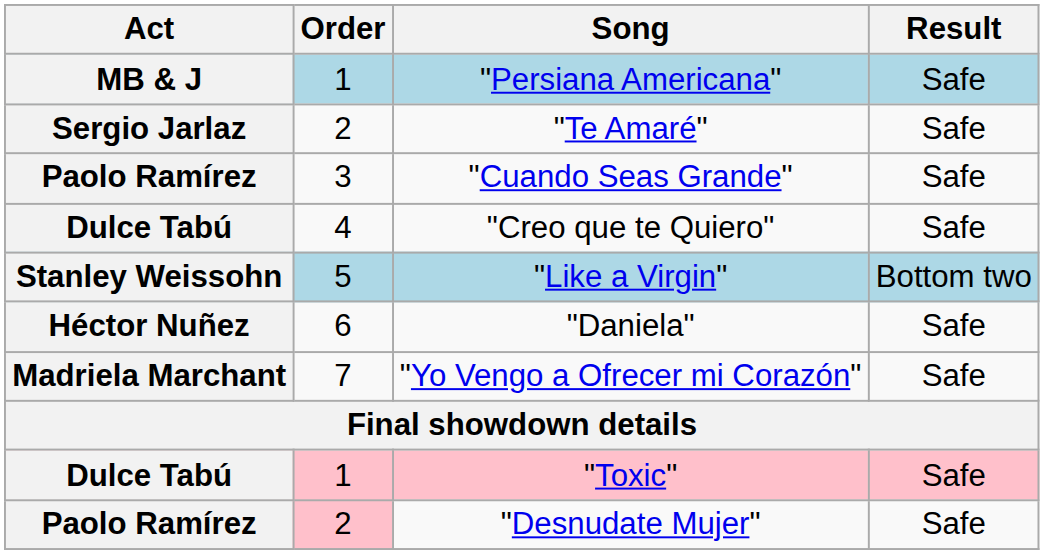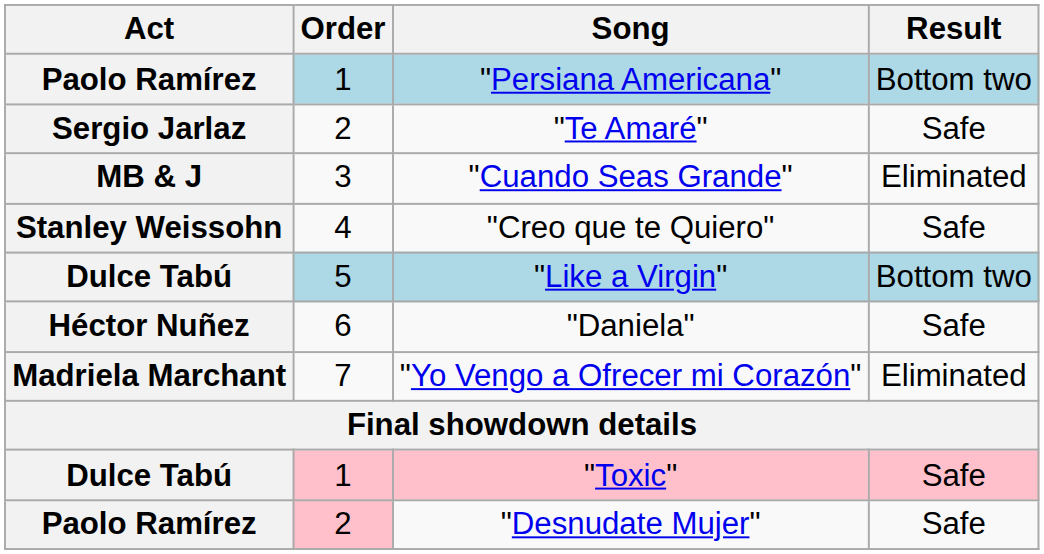(149, 78) MB & J -> (149, 78) Paolo Ramírez
(954, 78) Safe -> (954, 78) Bottom two
(149, 177) Paolo Ramírez -> (149, 177) MB & J
(954, 177) Safe -> (954, 177) Eliminated
(149, 227) Dulce Tabú -> (149, 227) Stanley Weissohn
(149, 276) Stanley Weissohn -> (149, 276) Dulce Tabú
(954, 375) Safe -> (954, 375) Eliminated
